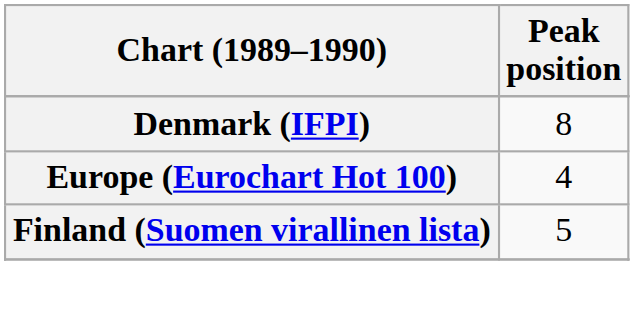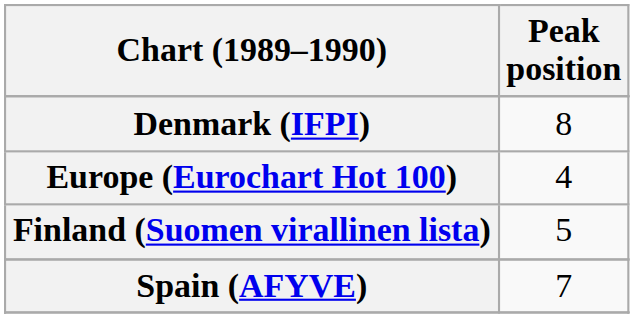+ row: (252, 284)
